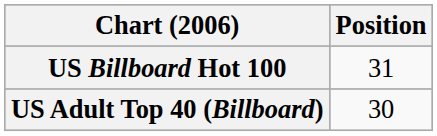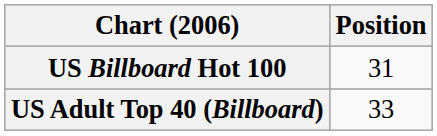(381, 109) 30 -> (381, 109) 33
